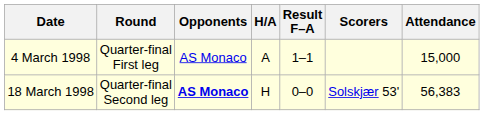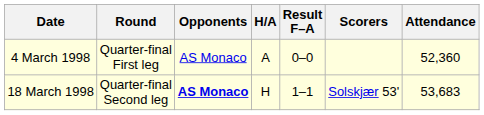(302, 57) 1–1 -> (302, 57) 0–0
(440, 57) 15,000 -> (440, 57) 52,360
(302, 92) 0–0 -> (302, 92) 1–1
(440, 92) 56,383 -> (440, 92) 53,683
